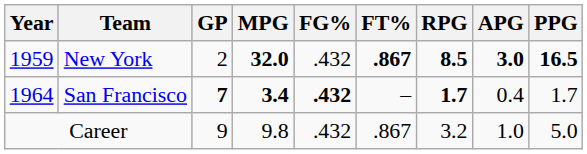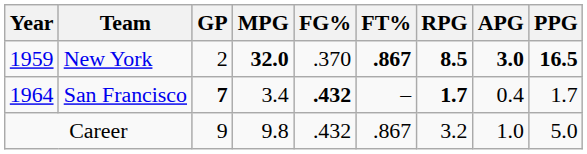(332, 58) .432 -> (332, 58) .370
(275, 94) bold -> (275, 94) normal
